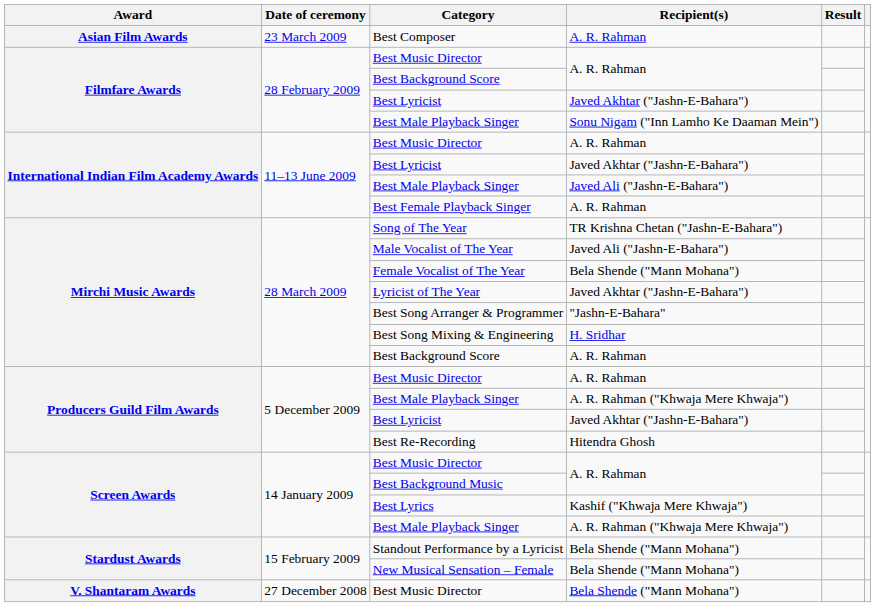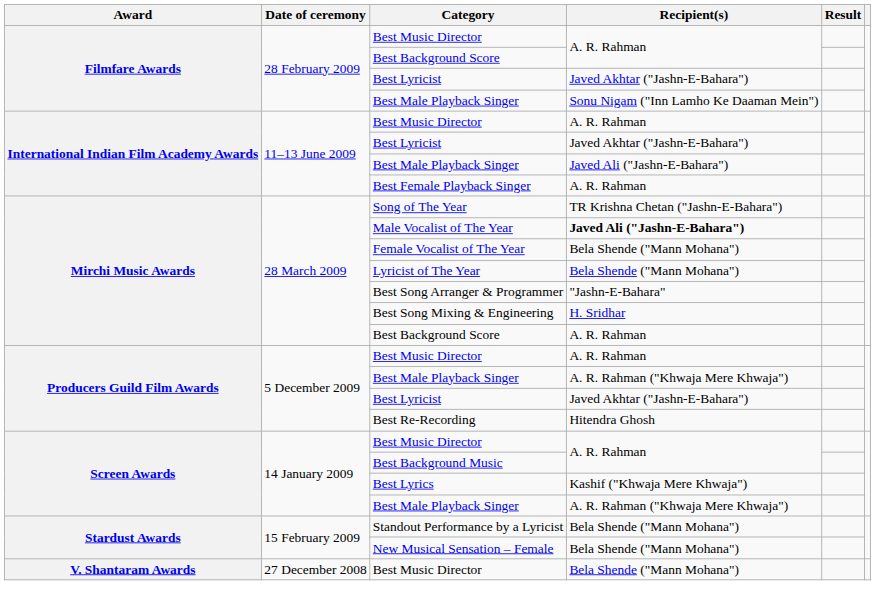- row: (133, 36)
(649, 249) normal -> (657, 228) bold
(659, 292) Javed Akhtar ("Jashn-E-Bahara") -> (654, 270) Bela Shende ("Mann Mohana")
